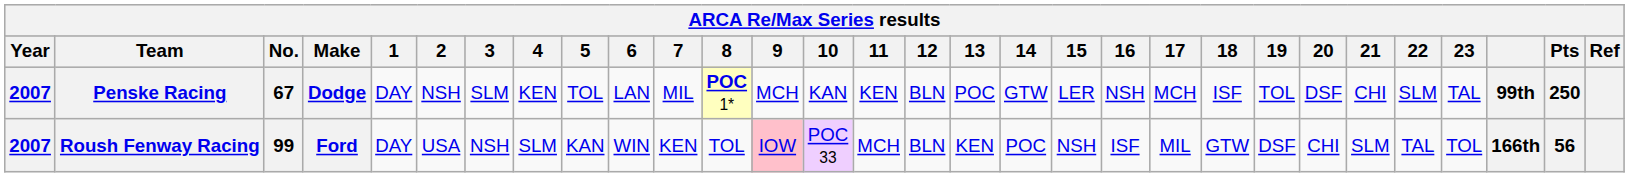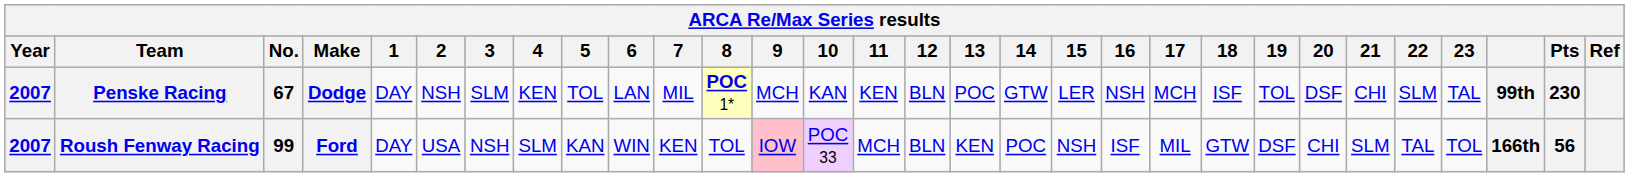(1565, 93) 250 -> (1565, 93) 230
